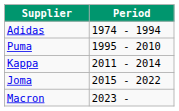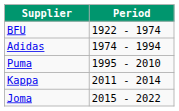+ row: (16, 30)
- row: (26, 98)
